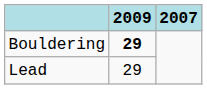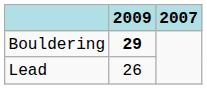(132, 70) 29 -> (132, 70) 26
